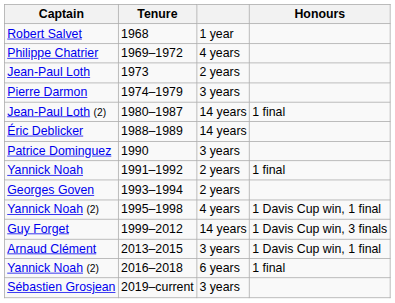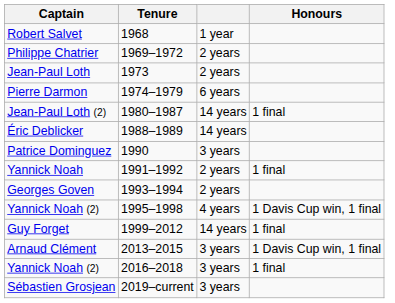(220, 53) 4 years -> (220, 53) 2 years
(220, 92) 3 years -> (220, 92) 6 years
(320, 229) 1 Davis Cup win, 3 finals -> (269, 229) 1 final
(220, 268) 6 years -> (220, 268) 3 years
